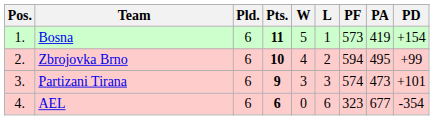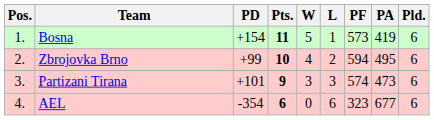columns swapped: (248, 15) <-> (411, 15)
